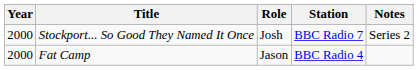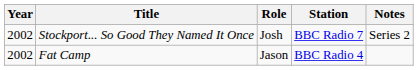(20, 34) 2000 -> (20, 34) 2002
(20, 55) 2000 -> (20, 55) 2002
